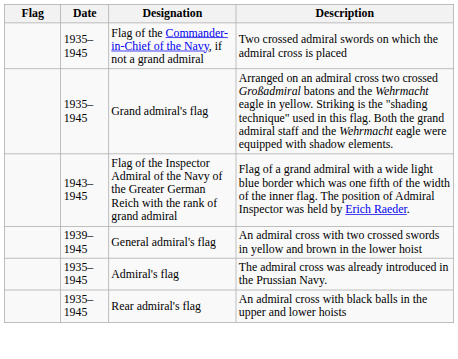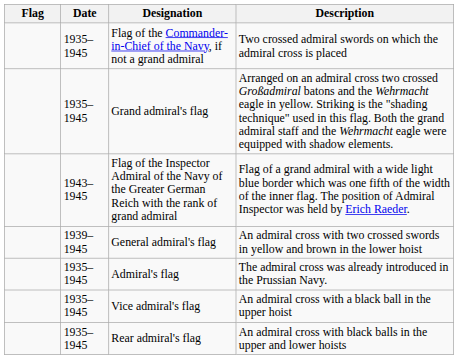+ row: (156, 306)
